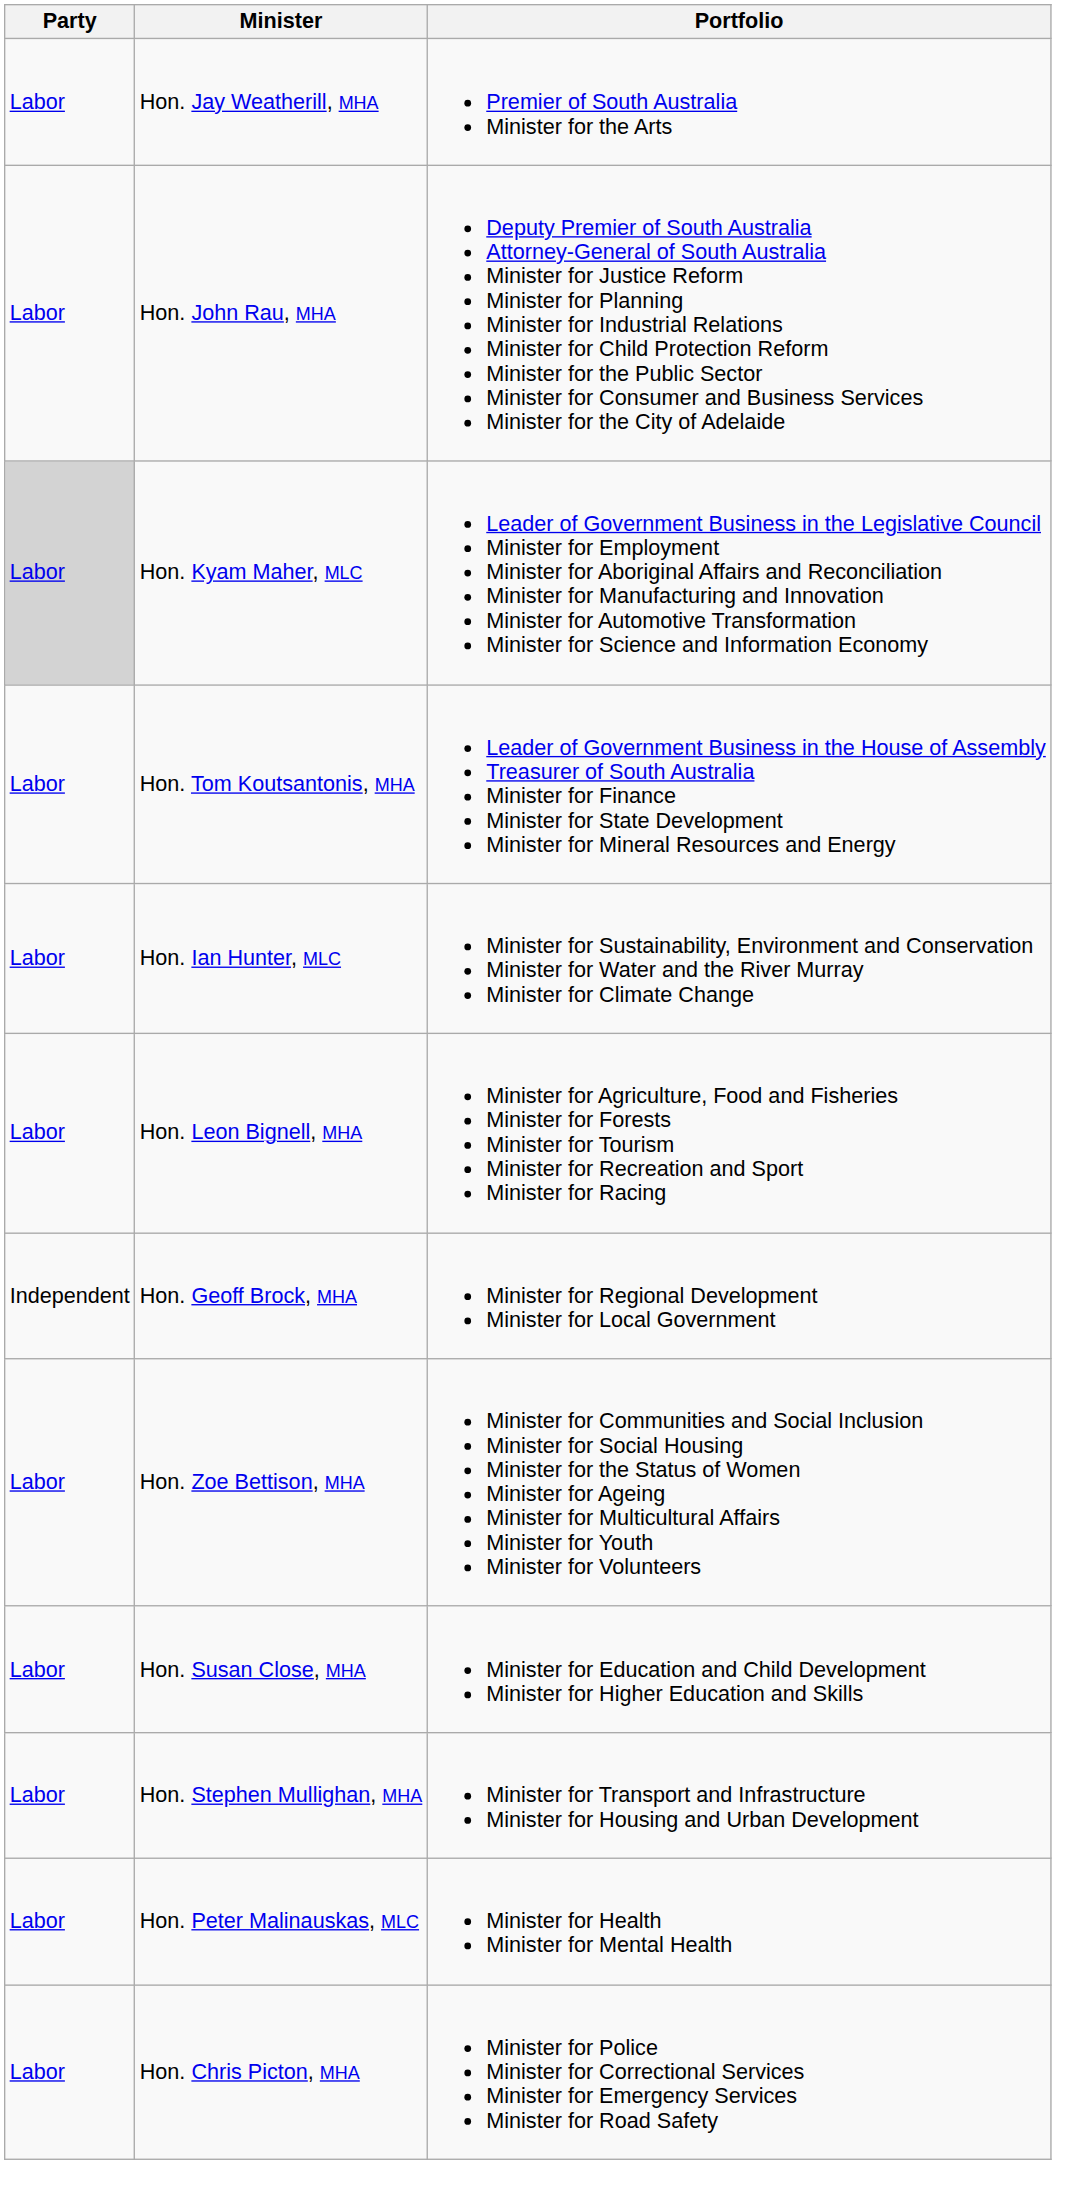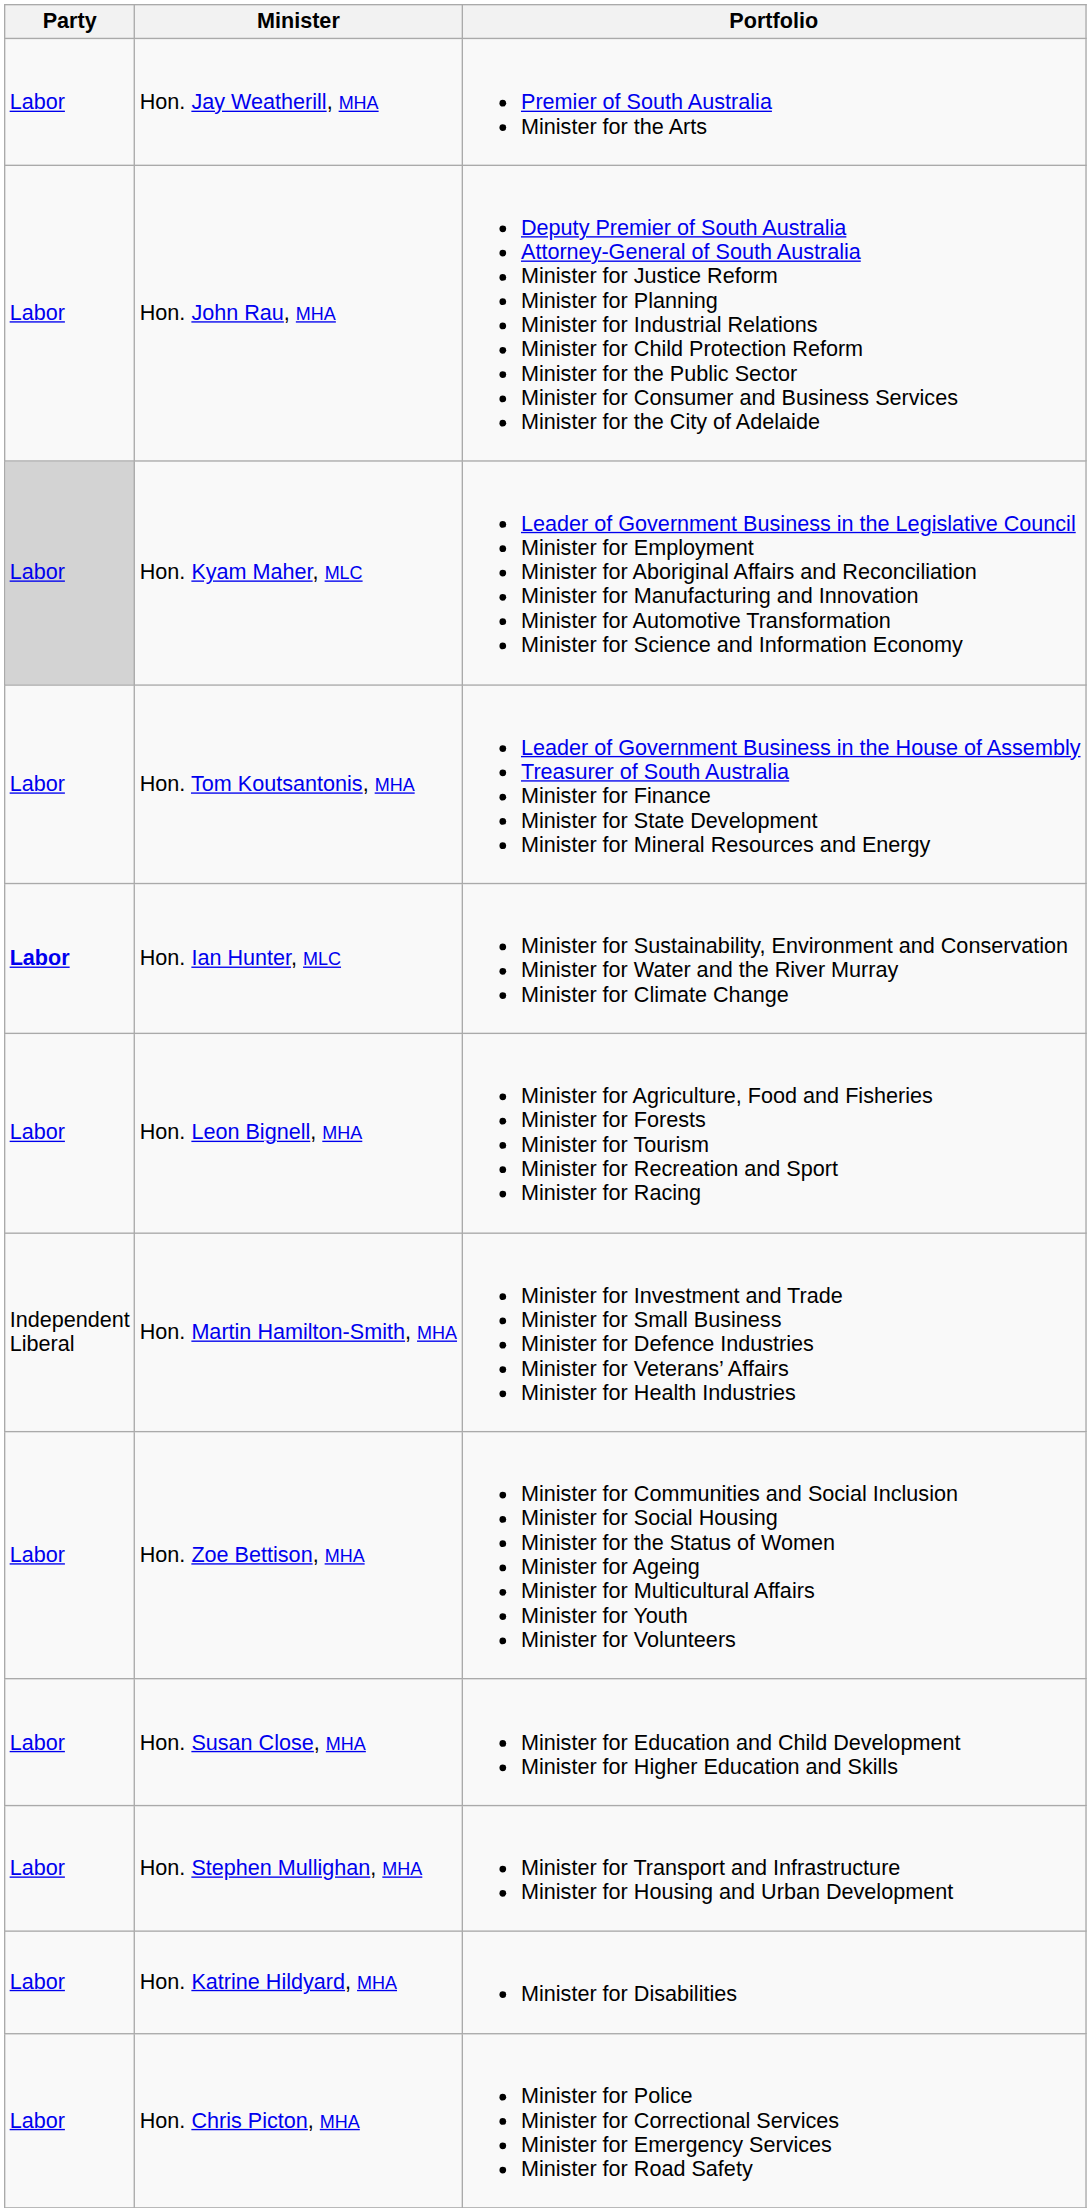(37, 958) normal -> (40, 958) bold
+ row: (298, 1331)
- row: (248, 1295)
- row: (279, 1921)
+ row: (268, 1981)
